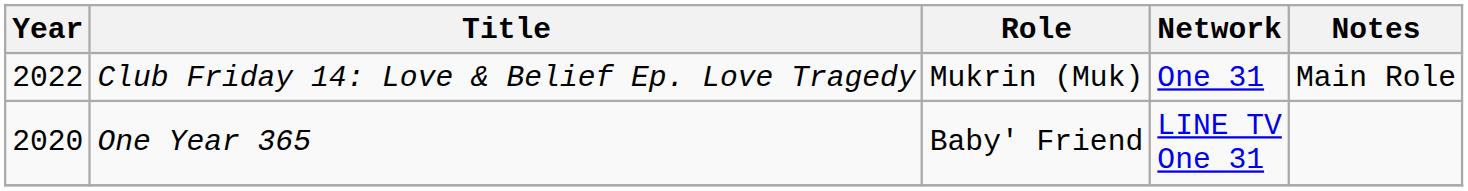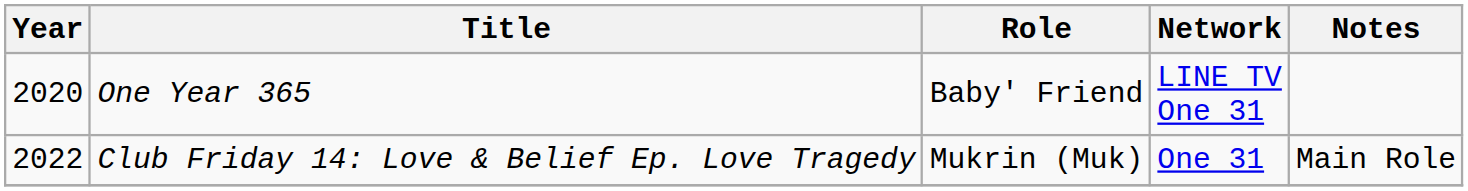rows swapped: (204, 143) <-> (507, 78)
